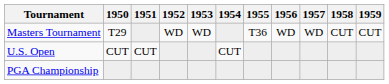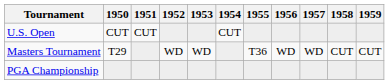rows swapped: (54, 32) <-> (31, 51)
